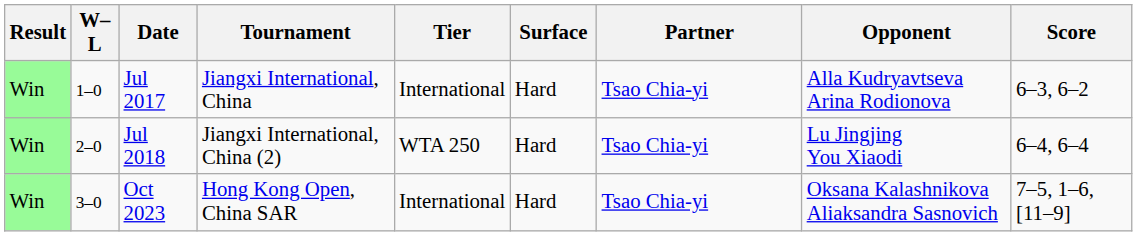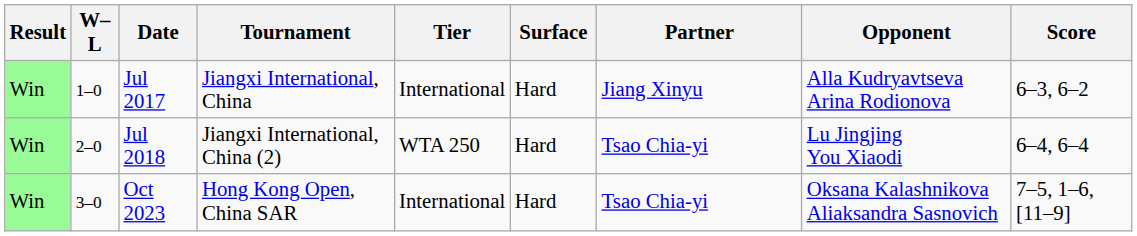(655, 89) Tsao Chia-yi -> (652, 89) Jiang Xinyu
